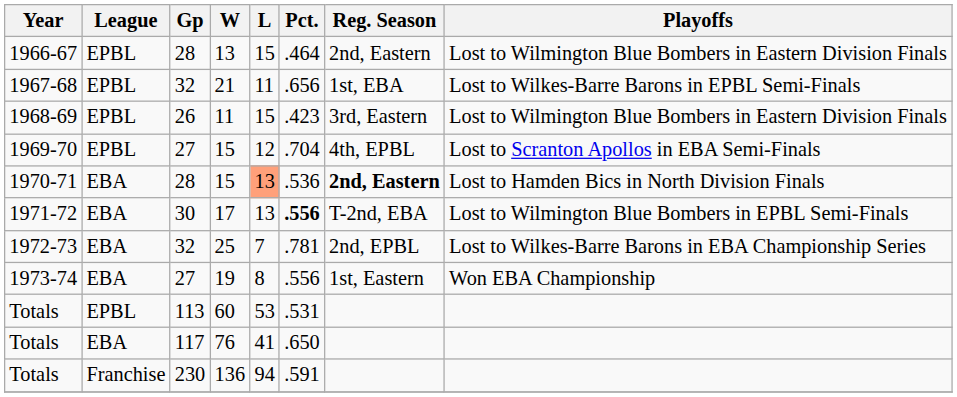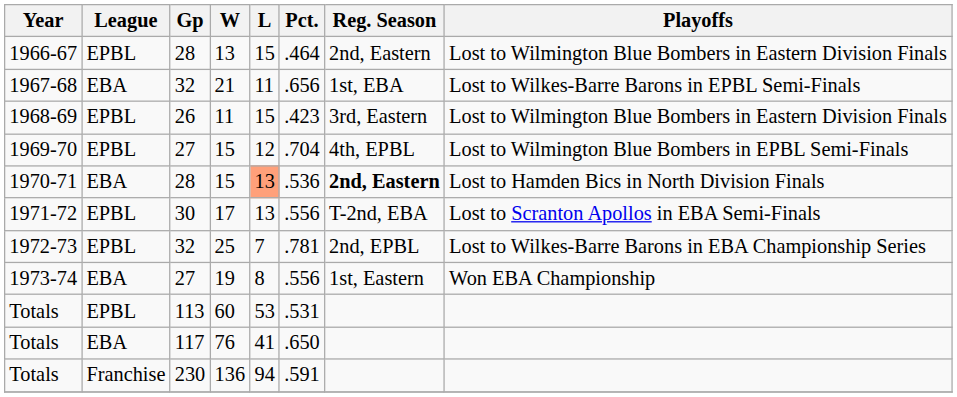(111, 85) EPBL -> (107, 85) EBA
(635, 149) Lost to Scranton Apollos in EBA Semi-Finals -> (679, 149) Lost to Wilmington Blue Bombers in EPBL Semi-Finals
(107, 213) EBA -> (111, 213) EPBL
(302, 213) bold -> (302, 213) normal
(679, 213) Lost to Wilmington Blue Bombers in EPBL Semi-Finals -> (635, 213) Lost to Scranton Apollos in EBA Semi-Finals
(107, 246) EBA -> (111, 246) EPBL
